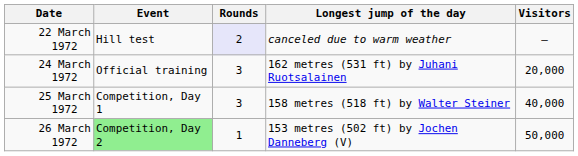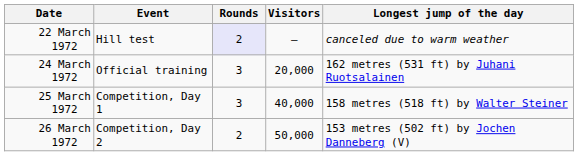columns swapped: (391, 14) <-> (545, 14)
(148, 135) lightgreen background -> (148, 135) no background
(239, 135) 1 -> (239, 135) 2
